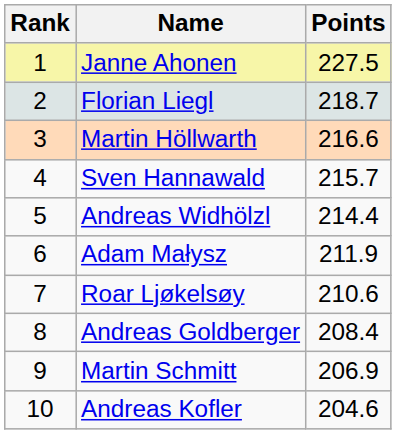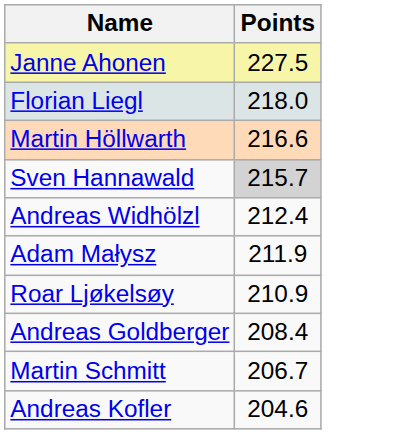- column: (40, 23)
(348, 100) 218.7 -> (278, 100) 218.0
(348, 178) no background -> (278, 178) lightgrey background
(348, 216) 214.4 -> (278, 216) 212.4
(348, 293) 210.6 -> (278, 293) 210.9
(348, 370) 206.9 -> (278, 370) 206.7
